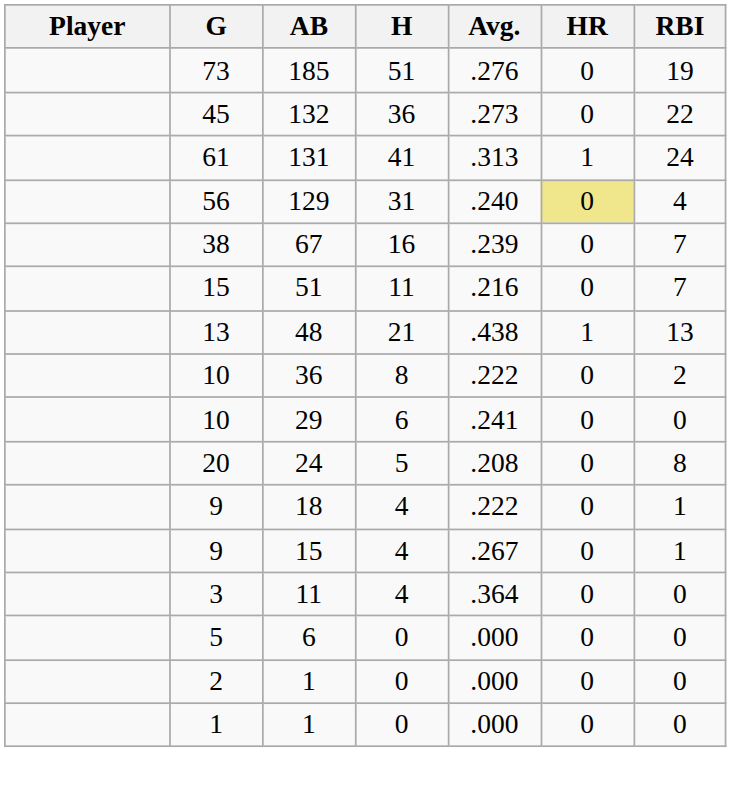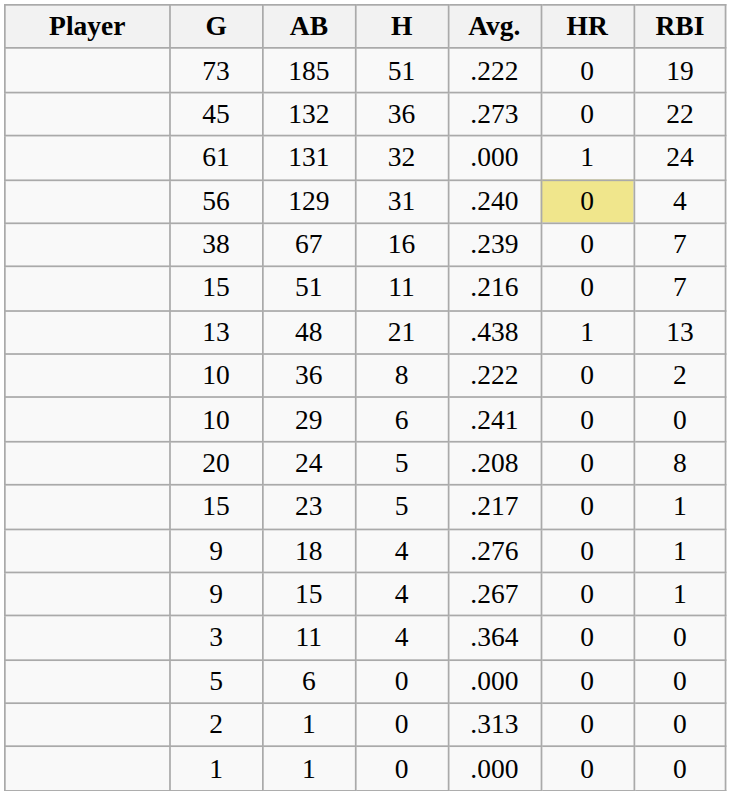(494, 69) .276 -> (494, 69) .222
(402, 157) 41 -> (402, 157) 32
(494, 157) .313 -> (494, 157) .000
+ row: (216, 506)
(494, 506) .222 -> (494, 550) .276
(494, 680) .000 -> (494, 724) .313
